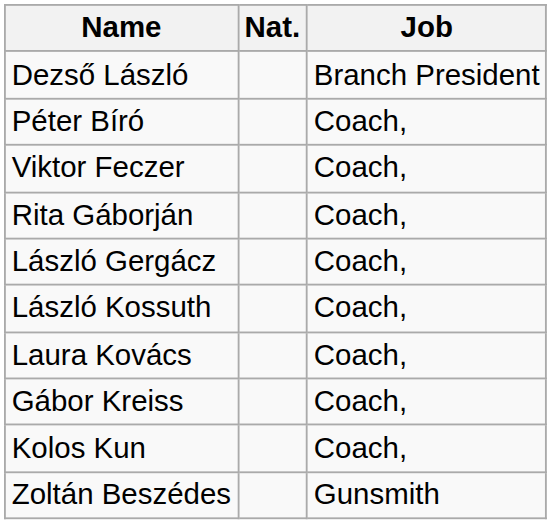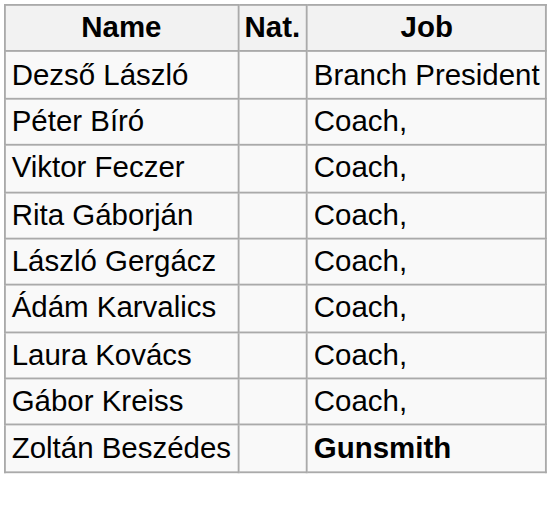+ row: (114, 307)
- row: (112, 307)
- row: (79, 448)
(377, 494) normal -> (382, 448) bold
